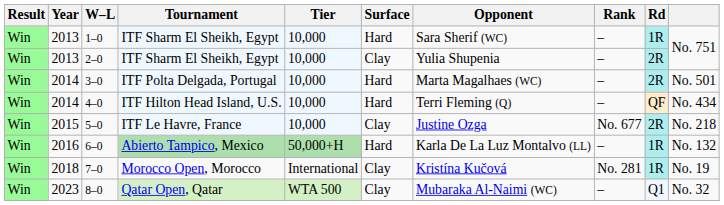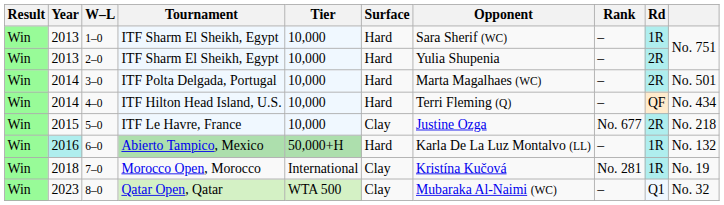(378, 59) Clay -> (378, 59) Hard
(65, 146) no background -> (65, 146) paleturquoise background
